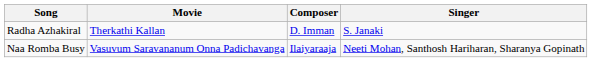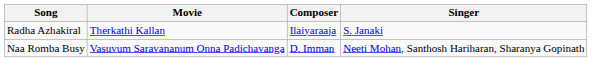(312, 30) D. Imman -> (313, 30) Ilaiyaraaja
(313, 48) Ilaiyaraaja -> (312, 48) D. Imman
